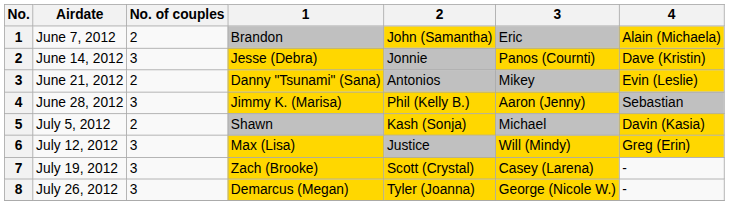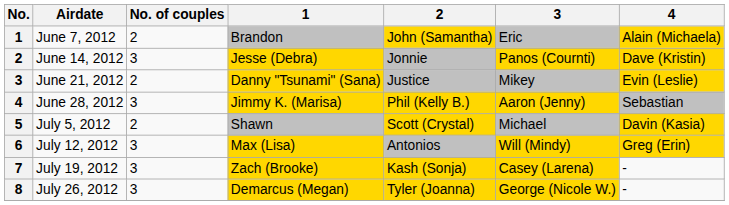(414, 80) Antonios -> (408, 80) Justice
(427, 124) Kash (Sonja) -> (430, 124) Scott (Crystal)
(408, 146) Justice -> (414, 146) Antonios
(430, 168) Scott (Crystal) -> (427, 168) Kash (Sonja)
